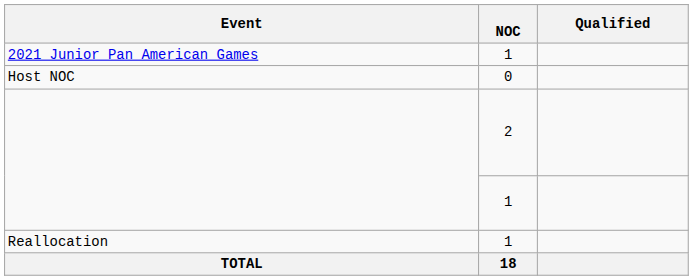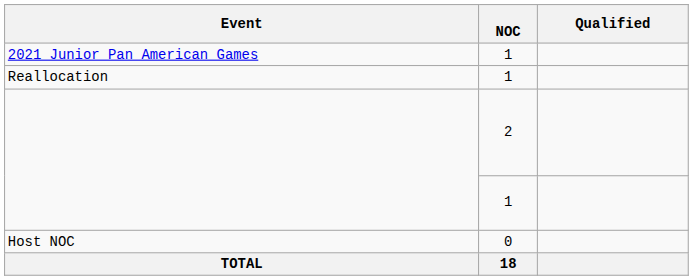rows swapped: (41, 77) <-> (58, 242)
